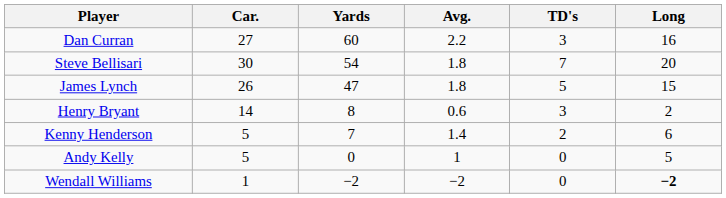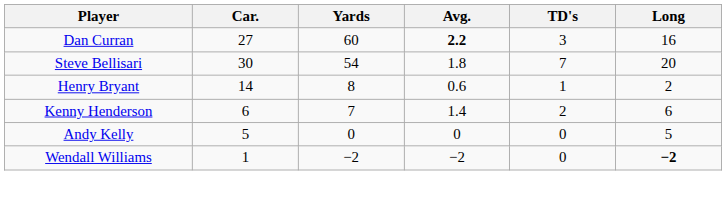(457, 39) normal -> (457, 39) bold
- row: (98, 87)
(563, 110) 3 -> (563, 87) 1
(245, 134) 5 -> (245, 110) 6
(457, 157) 1 -> (457, 134) 0
